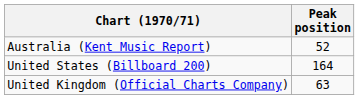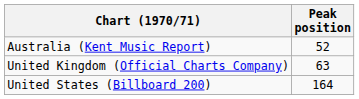rows swapped: (148, 85) <-> (109, 66)
